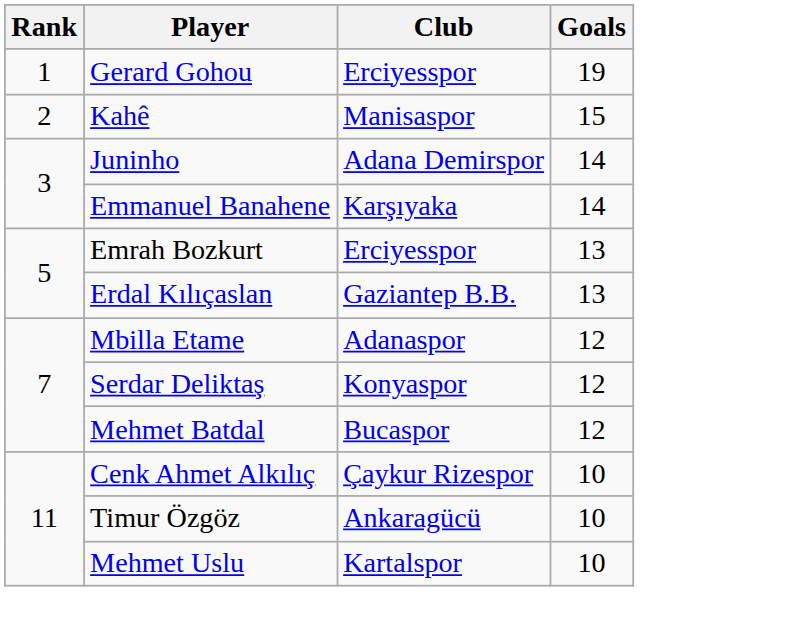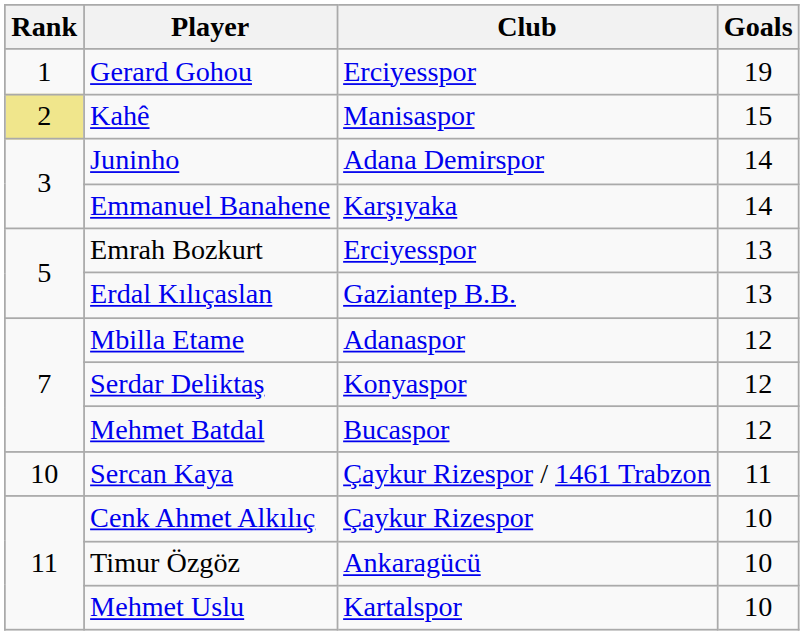(44, 116) no background -> (44, 116) khaki background
+ row: (162, 473)
